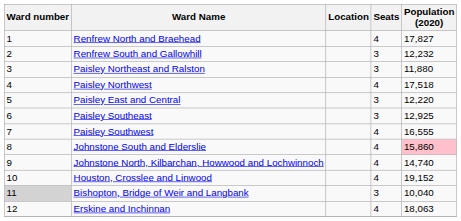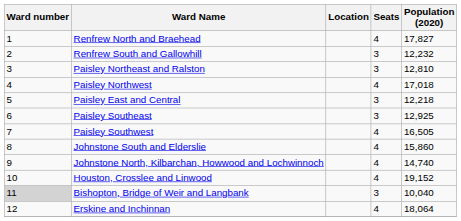(418, 69) 11,880 -> (419, 69) 12,810
(419, 85) 17,518 -> (419, 85) 17,018
(419, 100) 12,220 -> (419, 100) 12,218
(419, 131) 16,555 -> (419, 131) 16,505
(419, 147) pink background -> (419, 147) no background
(419, 208) 18,063 -> (419, 208) 18,064
